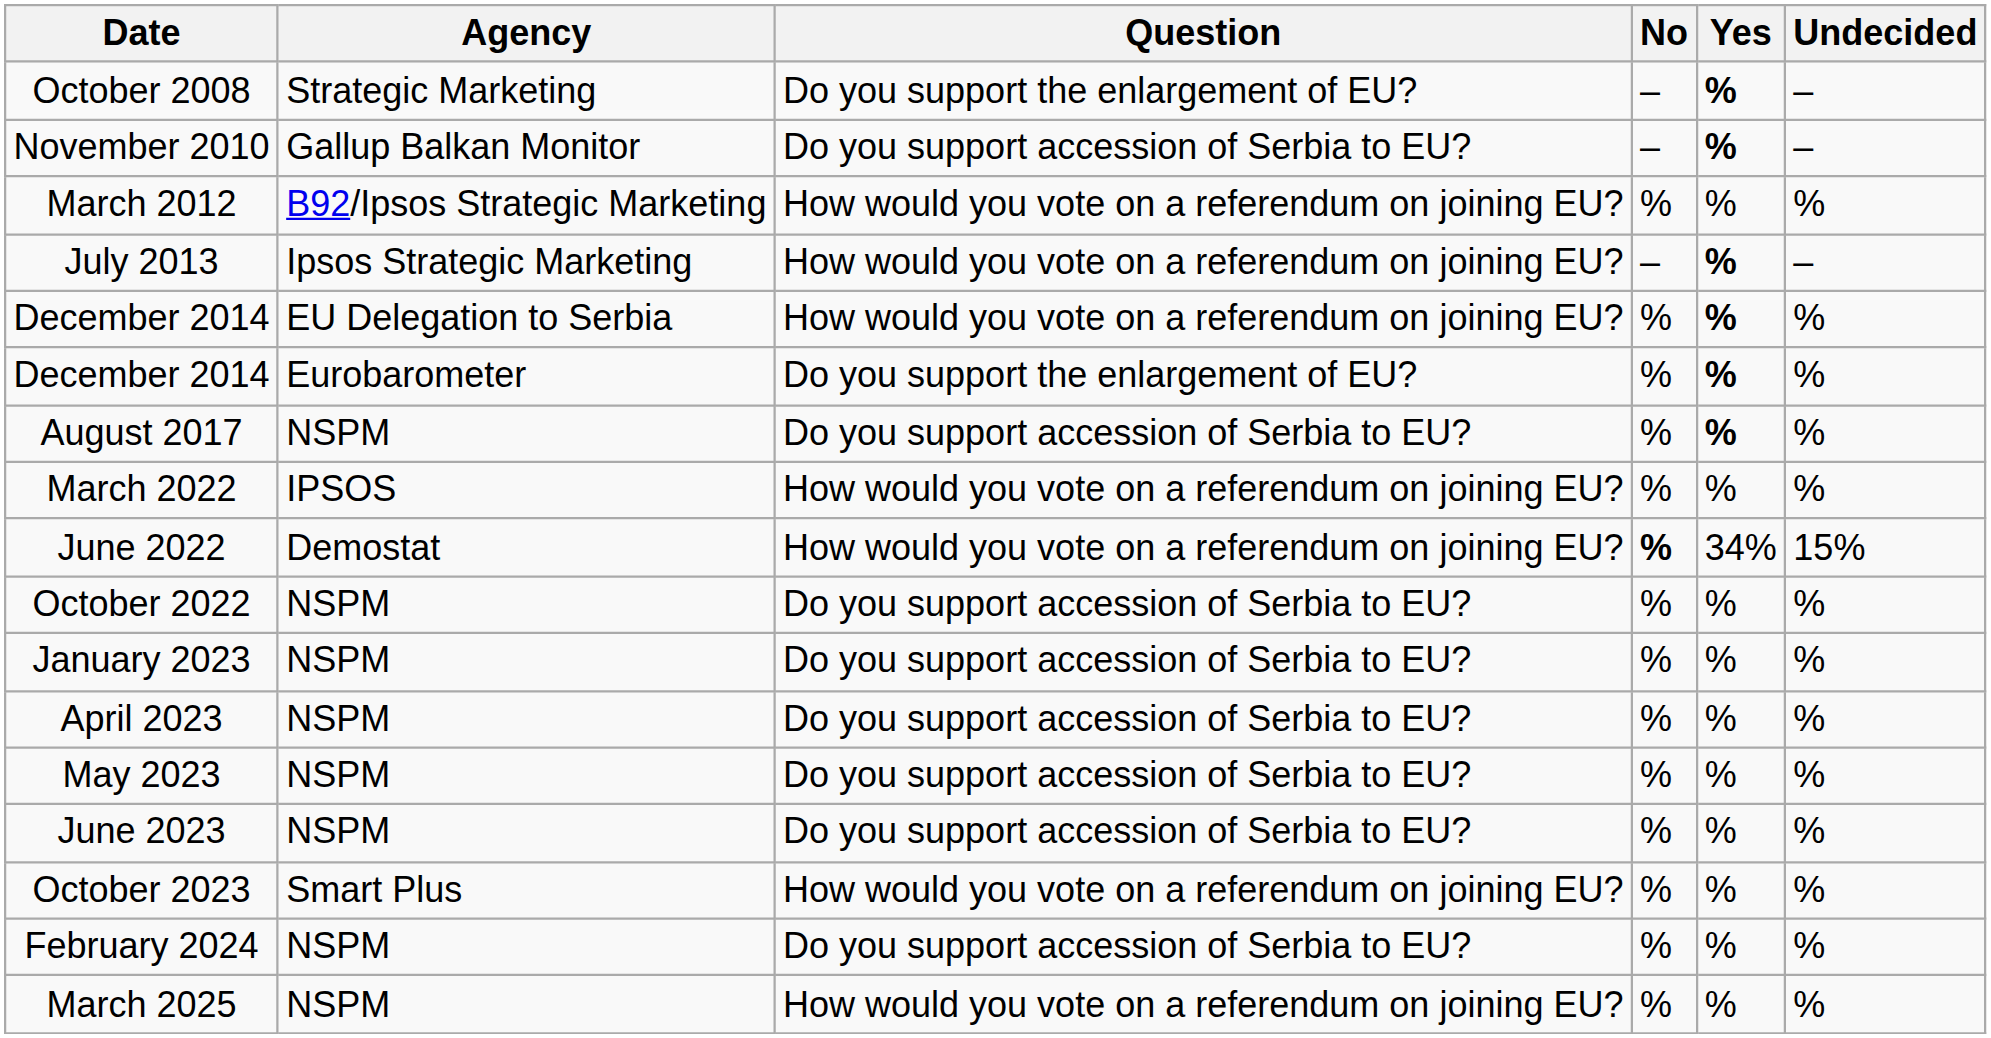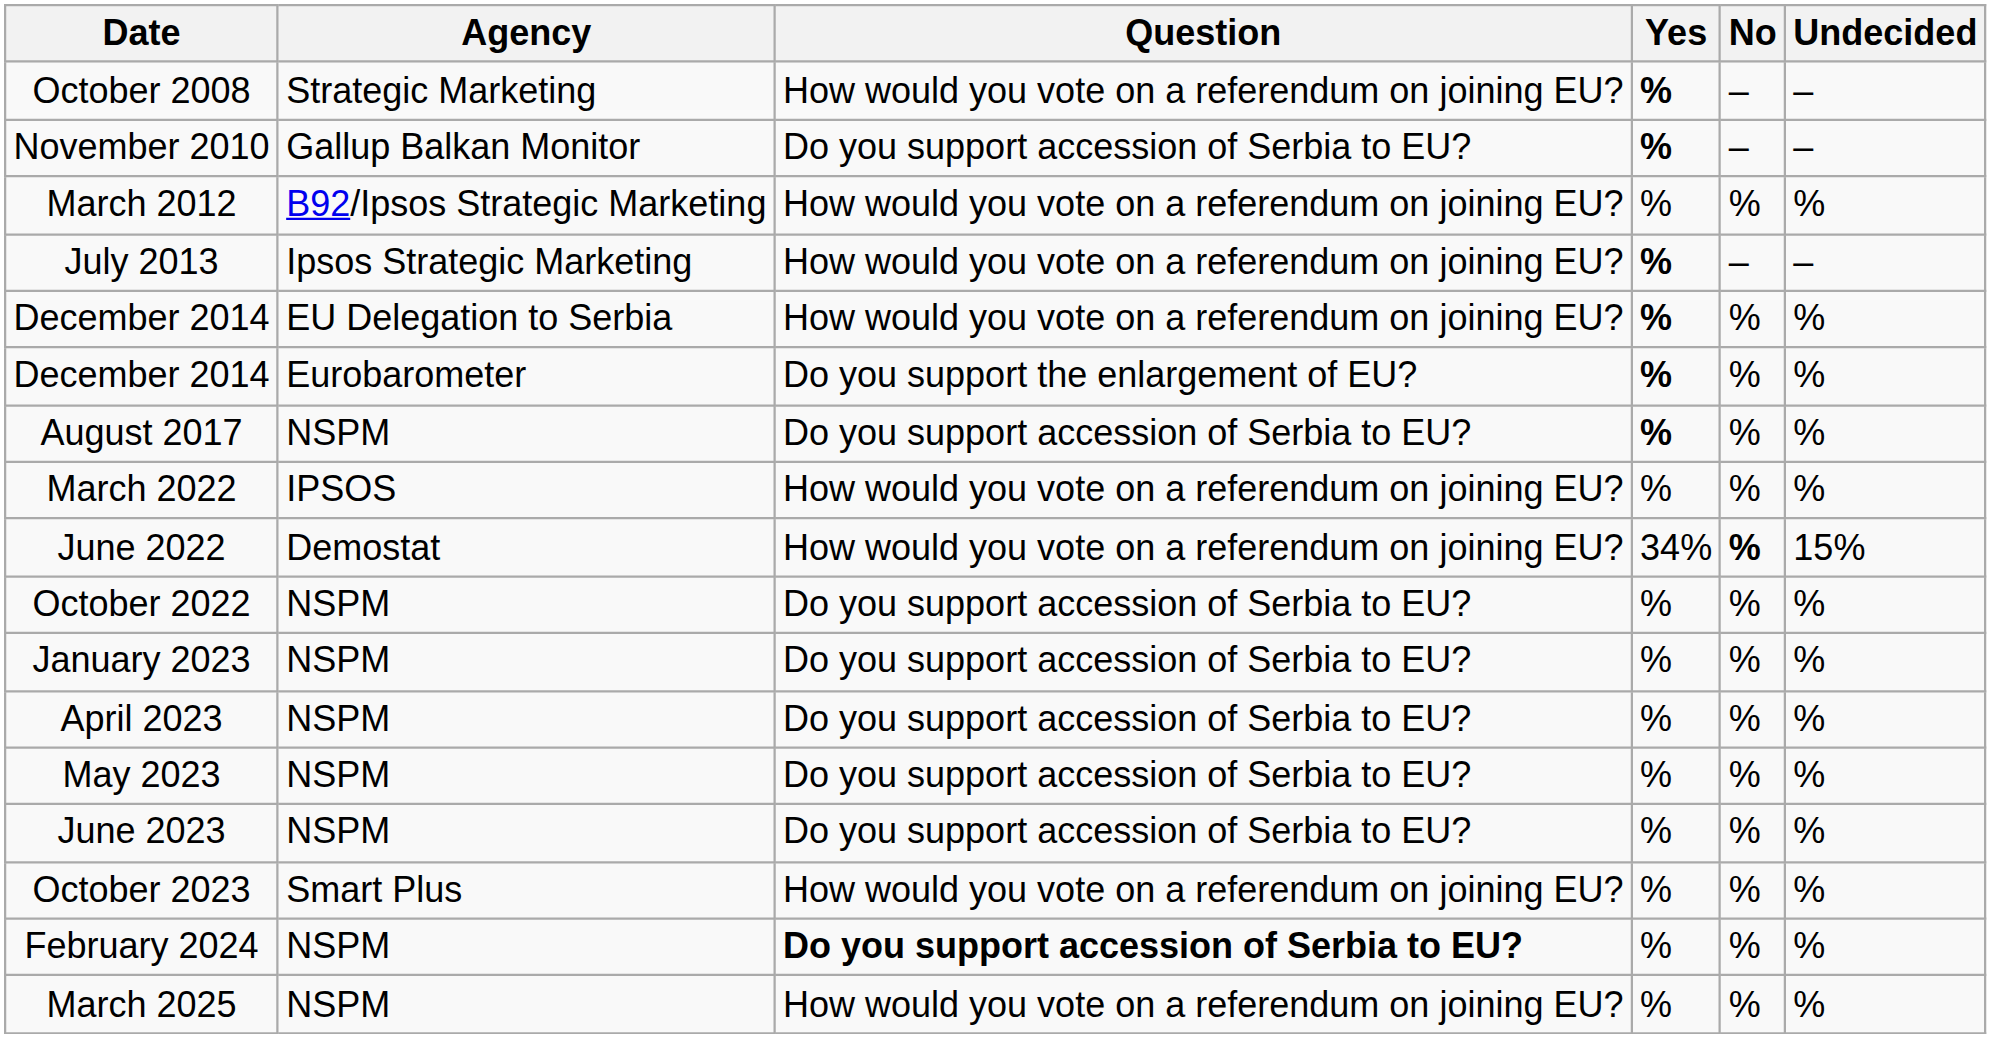columns swapped: (1741, 33) <-> (1664, 33)
(1100, 90) Do you support the enlargement of EU? -> (1203, 90) How would you vote on a referendum on joining EU?
(1127, 946) normal -> (1153, 946) bold
